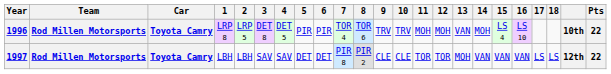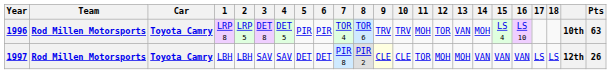(443, 31) MOH -> (443, 31) TOR
(596, 31) 22 -> (596, 31) 63
(383, 56) no background -> (383, 56) lightyellow background
(443, 56) TOR -> (443, 56) MOH
(596, 56) 22 -> (596, 56) 26
